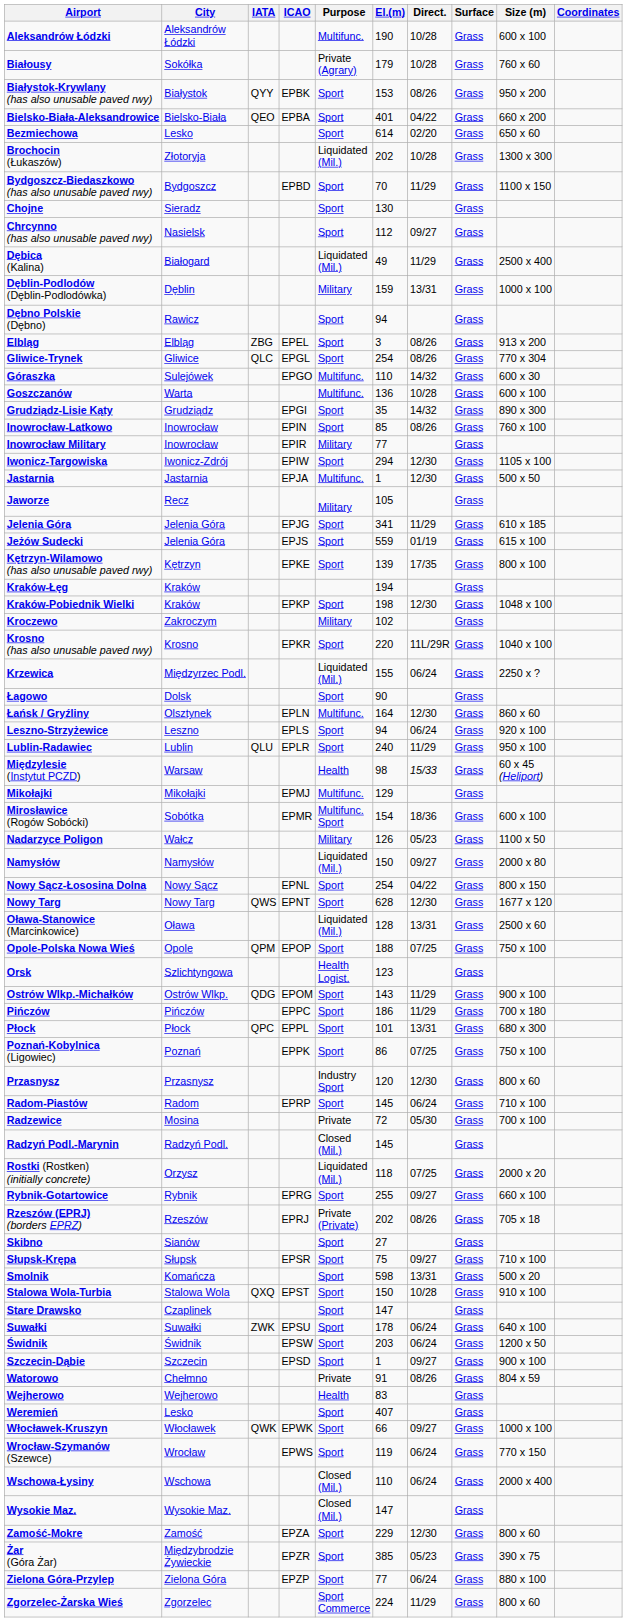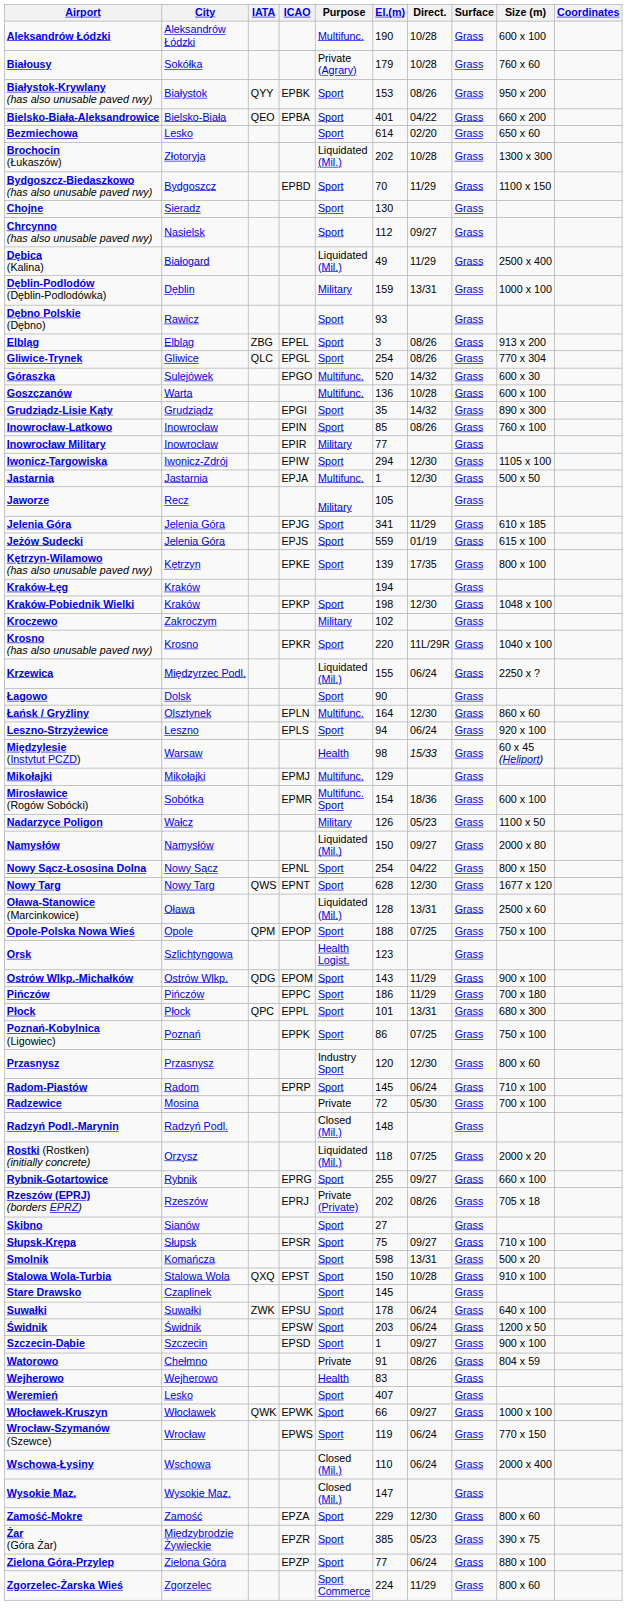(381, 319) 94 -> (381, 319) 93
(384, 376) 110 -> (384, 376) 520
- row: (49, 747)
(384, 1144) 145 -> (384, 1127) 148
(384, 1310) 147 -> (384, 1293) 145
